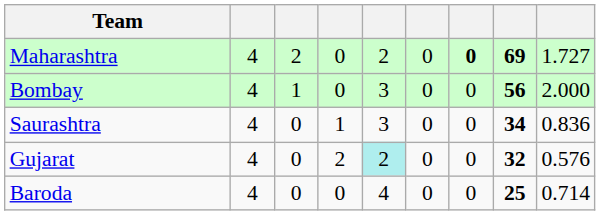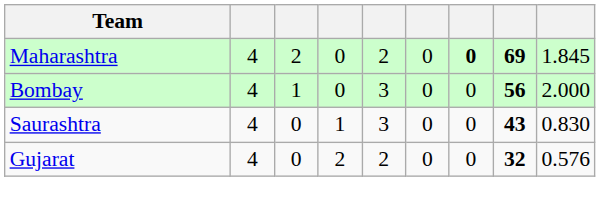(566, 55) 1.727 -> (566, 55) 1.845
(515, 124) 34 -> (515, 124) 43
(566, 124) 0.836 -> (566, 124) 0.830
(384, 158) paleturquoise background -> (384, 158) no background
- row: (41, 192)
